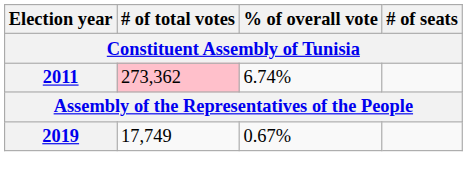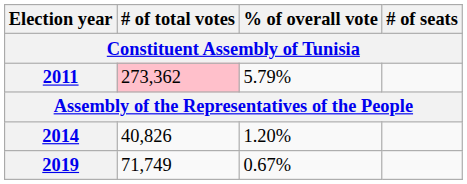(267, 77) 6.74% -> (267, 77) 5.79%
+ row: (61, 135)
(146, 135) 17,749 -> (146, 164) 71,749
